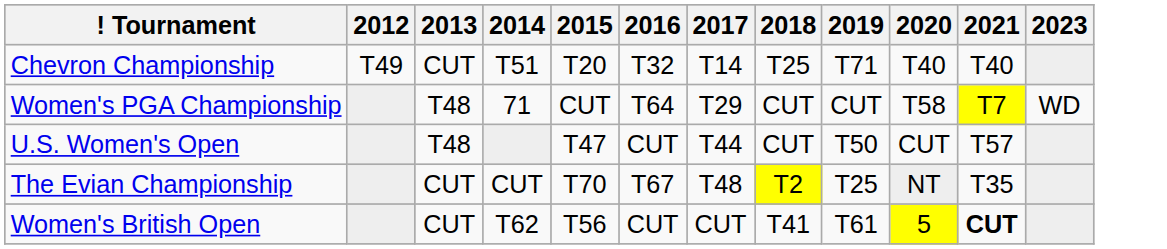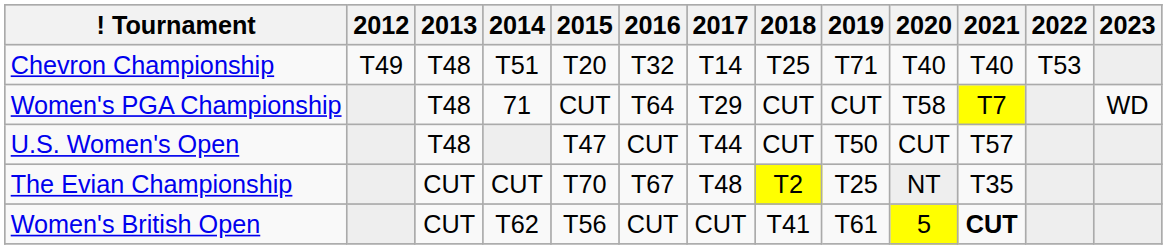+ column: (1060, 25)
(449, 65) CUT -> (449, 65) T48
